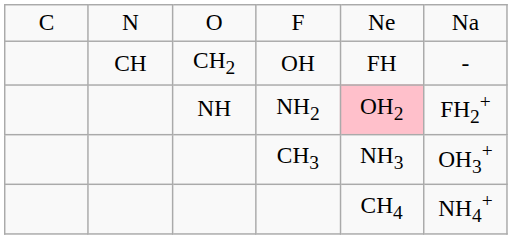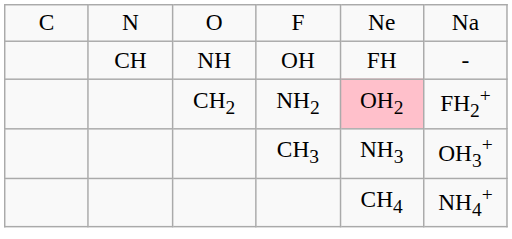(214, 63) CH2 -> (214, 60) NH
(214, 109) NH -> (214, 103) CH2
